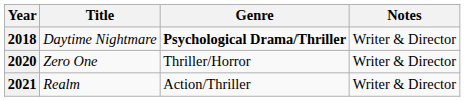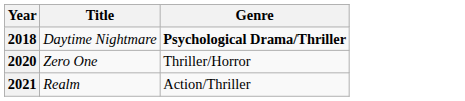- column: (404, 15)
